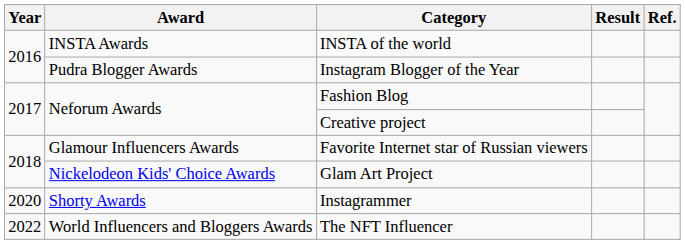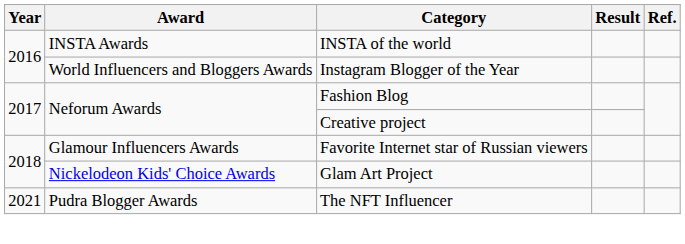(123, 69) Pudra Blogger Awards -> (181, 69) World Influencers and Bloggers Awards
- row: (366, 200)
(25, 226) 2022 -> (25, 200) 2021
(181, 226) World Influencers and Bloggers Awards -> (123, 200) Pudra Blogger Awards
